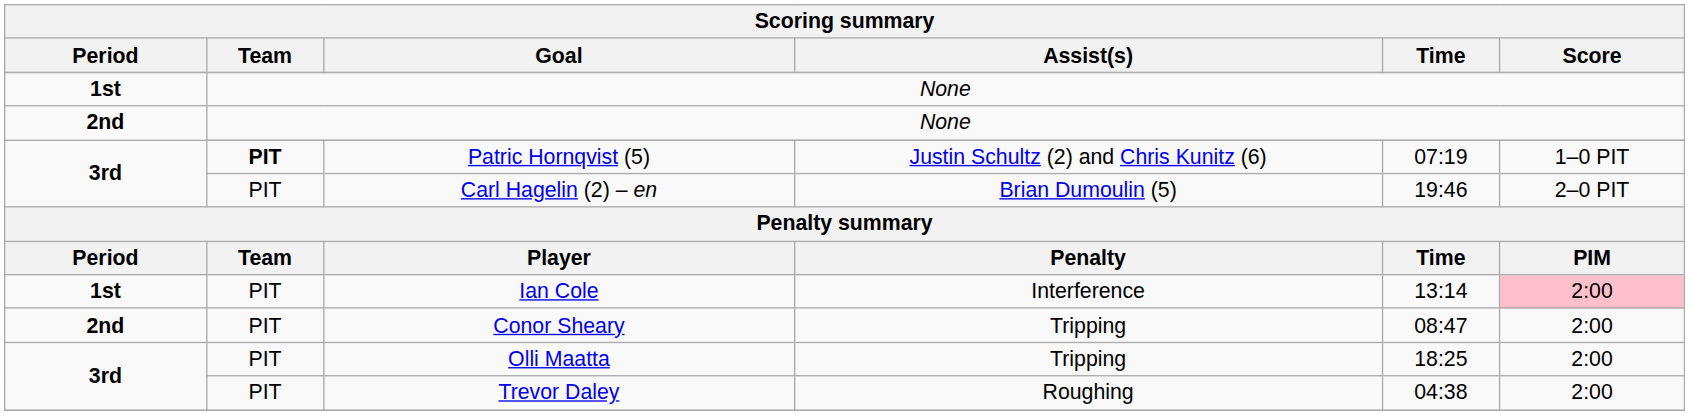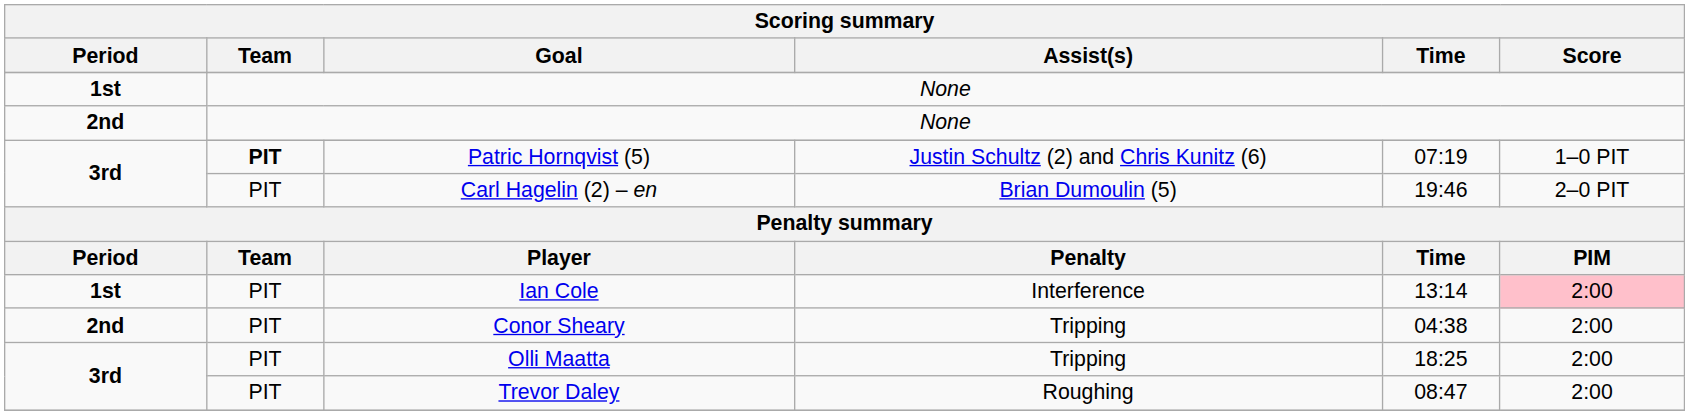(1441, 325) 08:47 -> (1441, 325) 04:38
(1441, 392) 04:38 -> (1441, 392) 08:47
